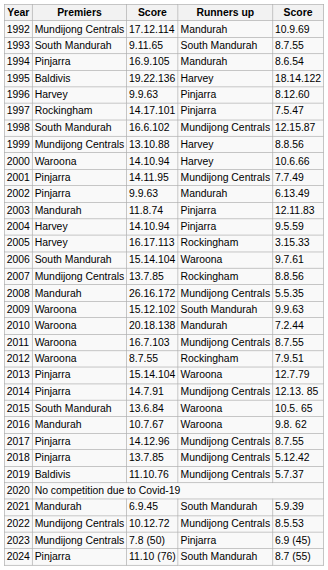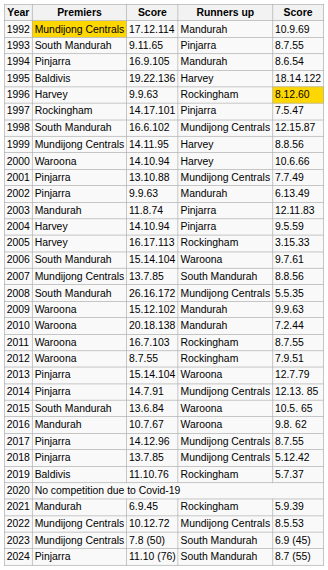(79, 29) no background -> (79, 29) gold background
(219, 45) South Mandurah -> (198, 45) Pinjarra
(198, 95) Pinjarra -> (209, 95) Rockingham
(292, 95) no background -> (292, 95) gold background
(149, 144) 13.10.88 -> (149, 144) 14.11.95
(149, 177) 14.11.95 -> (149, 177) 13.10.88
(209, 276) Rockingham -> (219, 276) South Mandurah
(58, 293) Mandurah -> (73, 293) South Mandurah
(219, 309) South Mandurah -> (204, 309) Mandurah
(225, 342) Mundijong Centrals -> (209, 342) Rockingham
(225, 474) Mundijong Centrals -> (209, 474) Rockingham
(219, 507) South Mandurah -> (209, 507) Rockingham
(198, 540) Pinjarra -> (219, 540) South Mandurah
